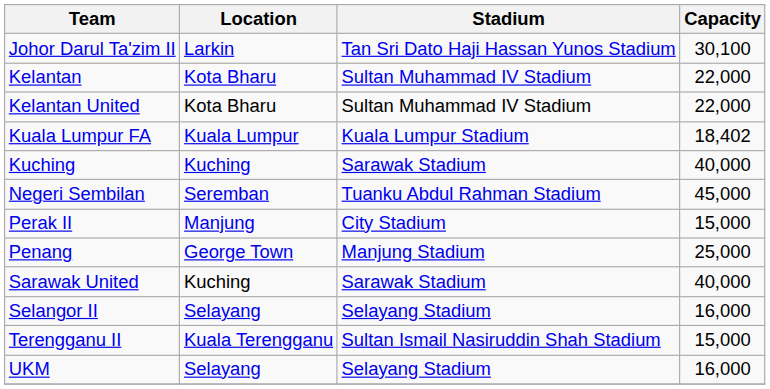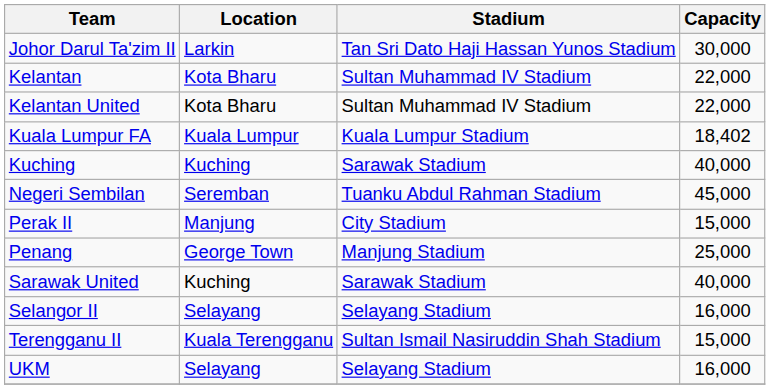(723, 48) 30,100 -> (723, 48) 30,000
